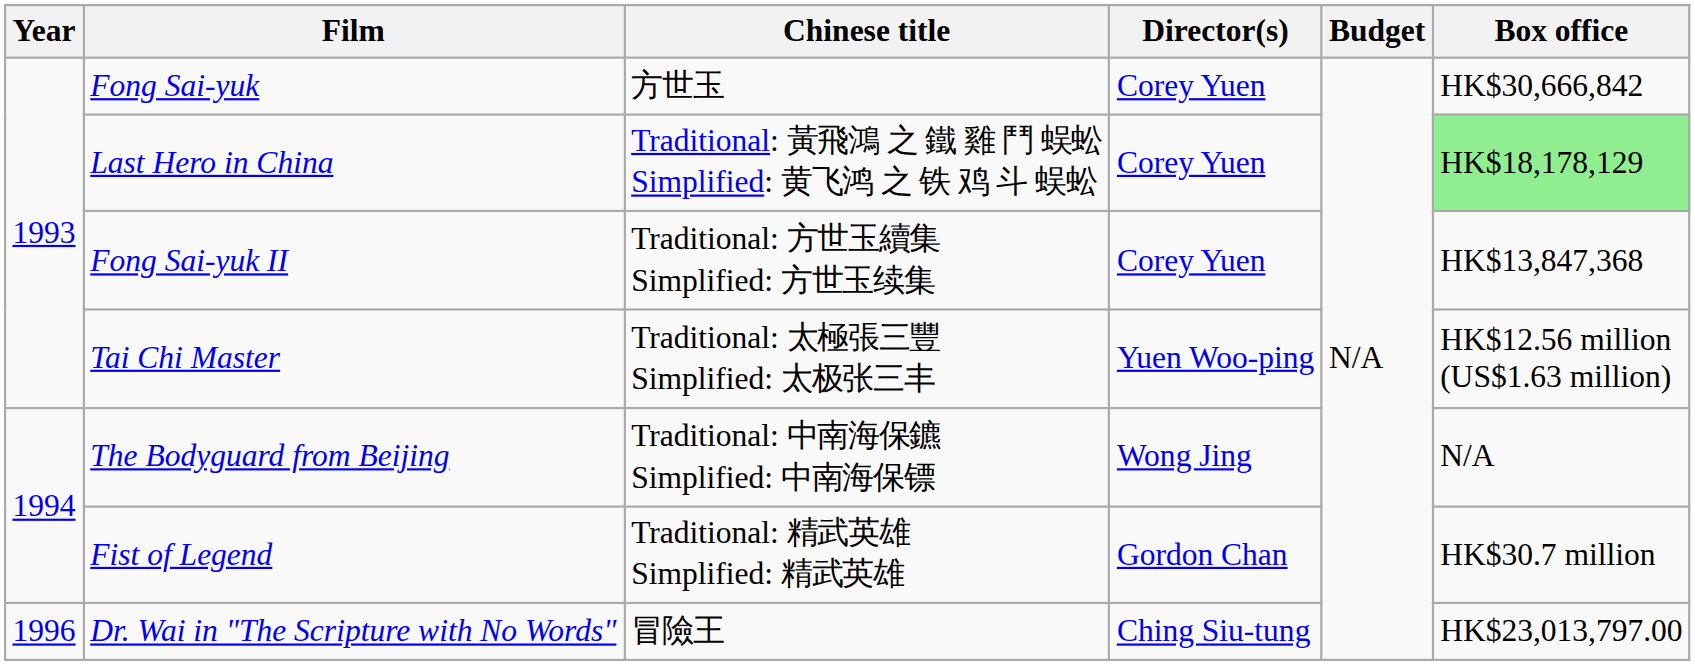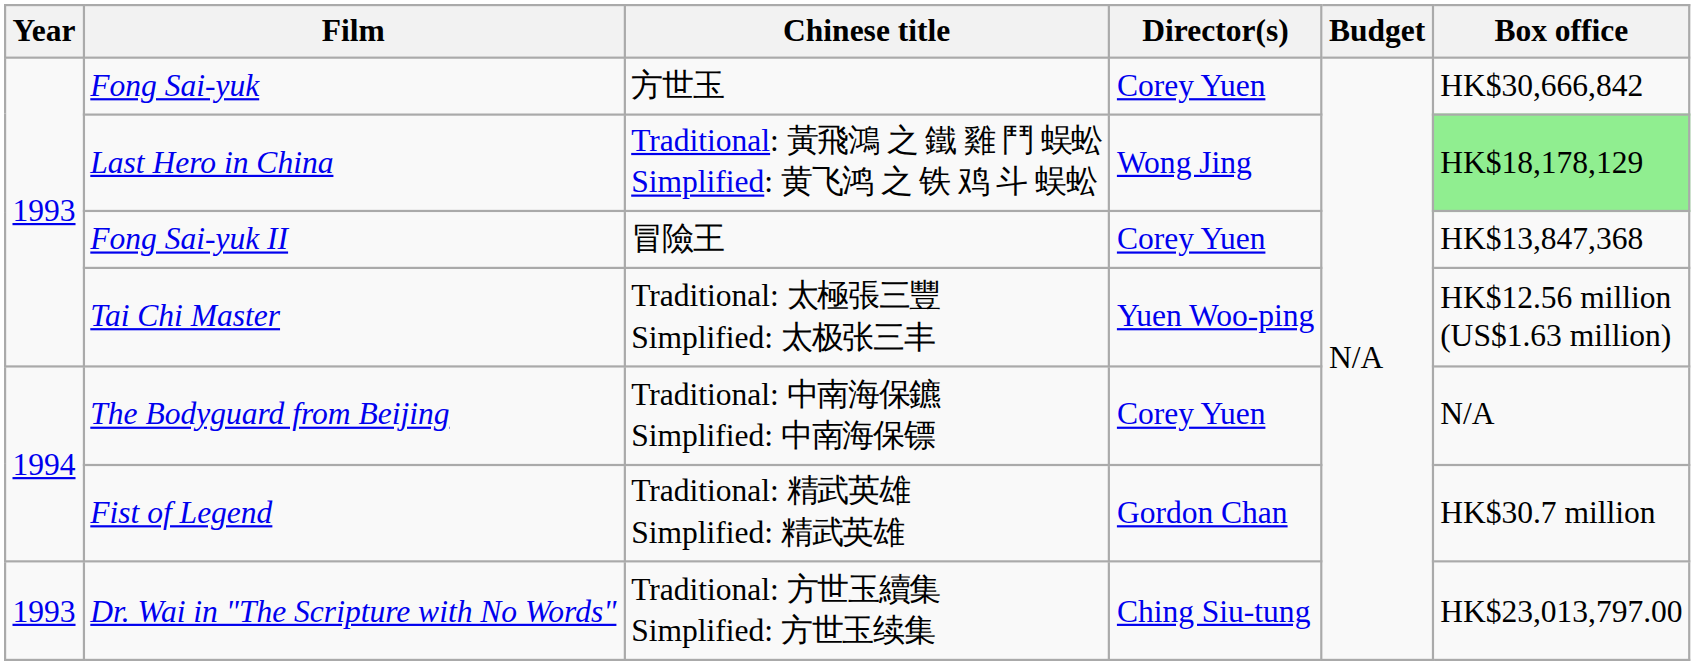(1191, 162) Corey Yuen -> (1184, 162) Wong Jing
(786, 260) Traditional: 方世玉續集 Simplified: 方世玉续集 -> (677, 239) 冒險王
(1184, 456) Wong Jing -> (1191, 414) Corey Yuen
(44, 631) 1996 -> (44, 610) 1993
(677, 631) 冒險王 -> (786, 610) Traditional: 方世玉續集 Simplified: 方世玉续集
